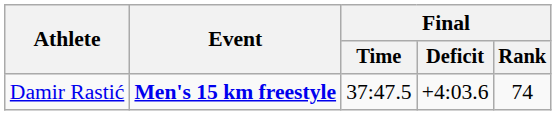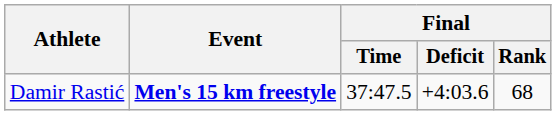(522, 92) 74 -> (522, 92) 68
